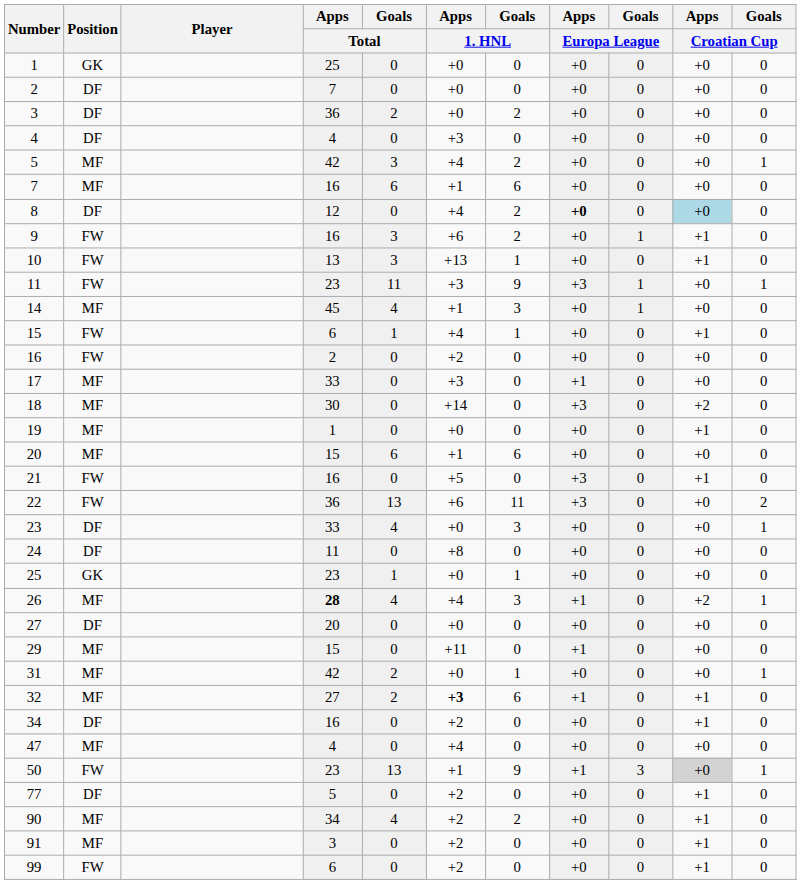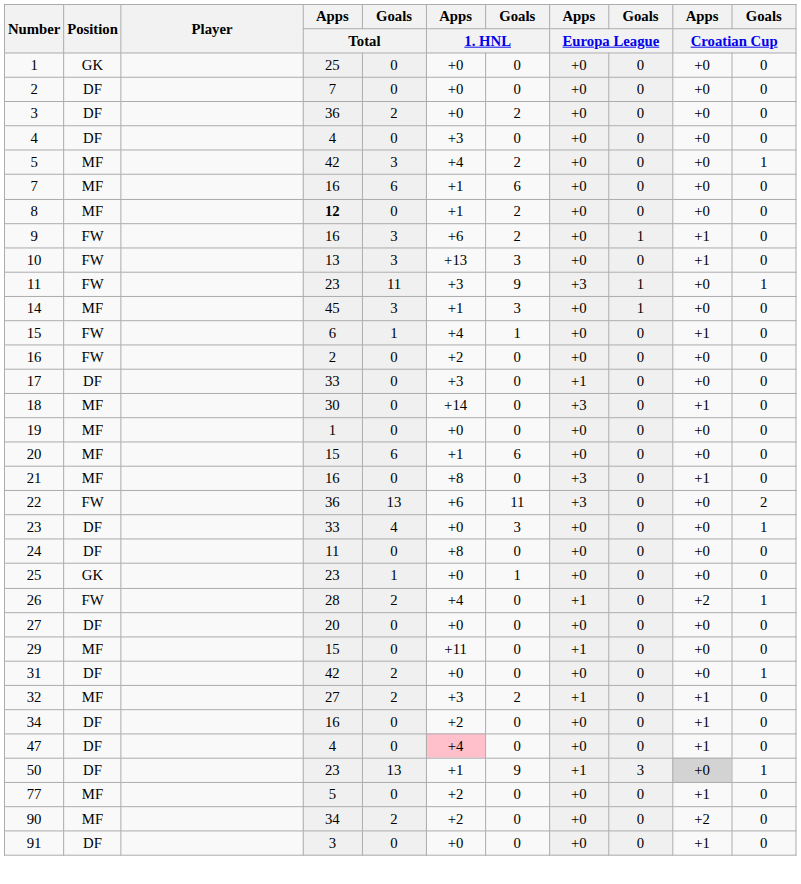(93, 211) DF -> (93, 211) MF
(332, 211) normal -> (332, 211) bold
(456, 211) +4 -> (456, 211) +1
(579, 211) bold -> (579, 211) normal
(702, 211) lightblue background -> (702, 211) no background
(517, 259) 1 -> (517, 259) 3
(394, 308) 4 -> (394, 308) 3
(93, 381) MF -> (93, 381) DF
(702, 405) +2 -> (702, 405) +1
(702, 430) +1 -> (702, 430) +0
(93, 478) FW -> (93, 478) MF
(456, 478) +5 -> (456, 478) +8
(93, 600) MF -> (93, 600) FW
(332, 600) bold -> (332, 600) normal
(394, 600) 4 -> (394, 600) 2
(517, 600) 3 -> (517, 600) 0
(93, 673) MF -> (93, 673) DF
(517, 673) 1 -> (517, 673) 0
(456, 697) bold -> (456, 697) normal
(517, 697) 6 -> (517, 697) 2
(93, 746) MF -> (93, 746) DF
(456, 746) no background -> (456, 746) pink background
(702, 746) +0 -> (702, 746) +1
(93, 770) FW -> (93, 770) DF
(93, 794) DF -> (93, 794) MF
(394, 819) 4 -> (394, 819) 2
(517, 819) 2 -> (517, 819) 0
(702, 819) +1 -> (702, 819) +2
(93, 843) MF -> (93, 843) DF
(456, 843) +2 -> (456, 843) +0
- row: (34, 867)
